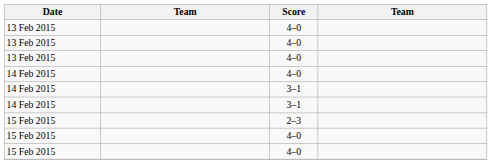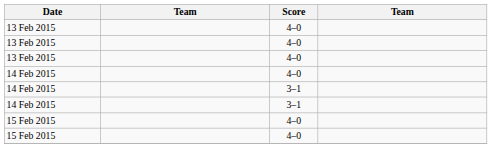- row: (31, 120)
